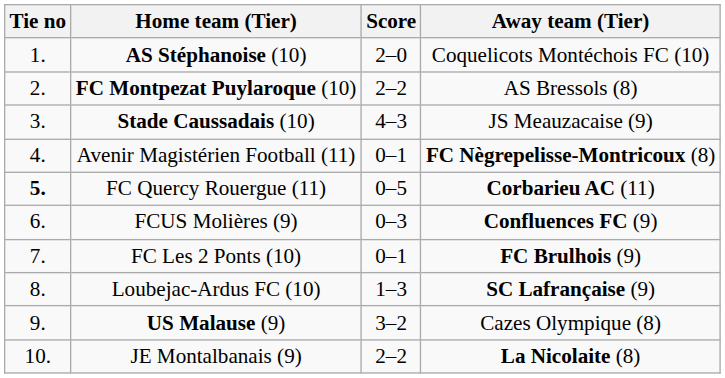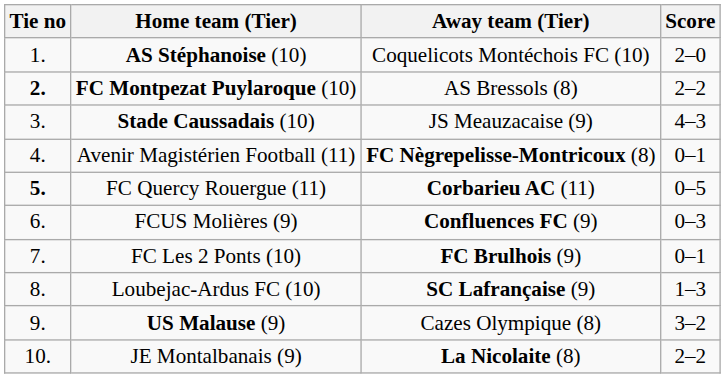columns swapped: (391, 21) <-> (571, 21)
(38, 88) normal -> (38, 88) bold
